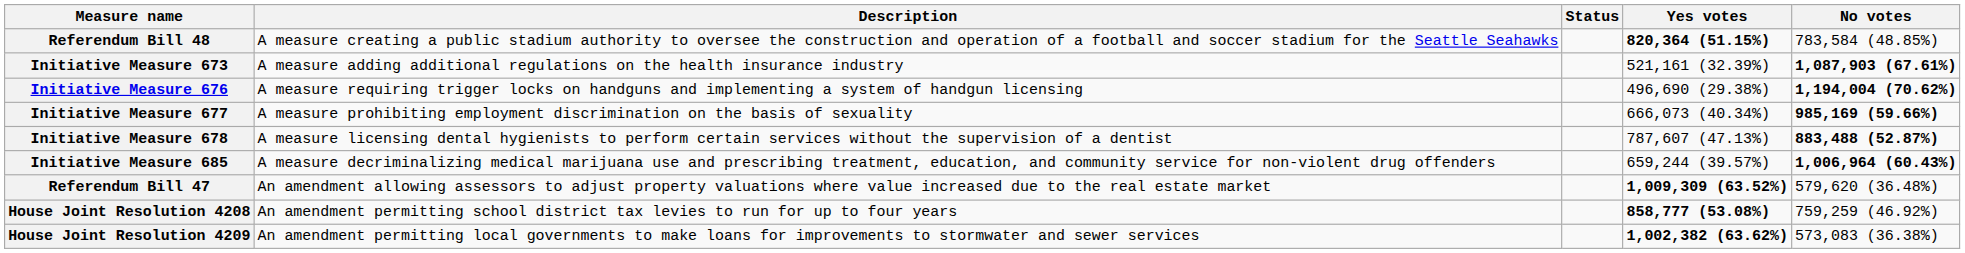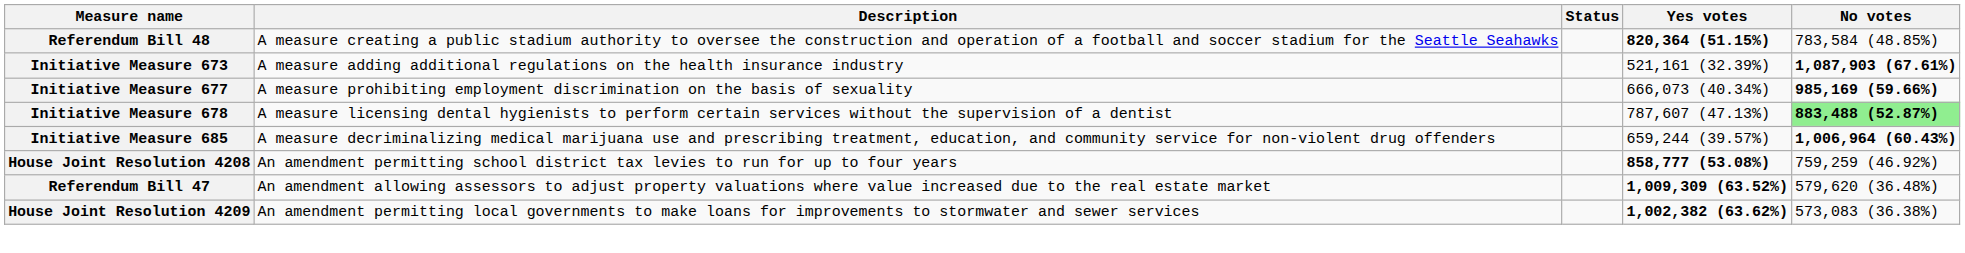- row: (129, 90)
(1867, 139) no background -> (1867, 114) lightgreen background
rows swapped: (129, 187) <-> (129, 212)
